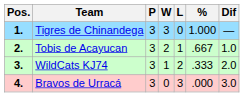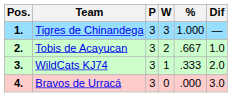- column: (180, 13)
